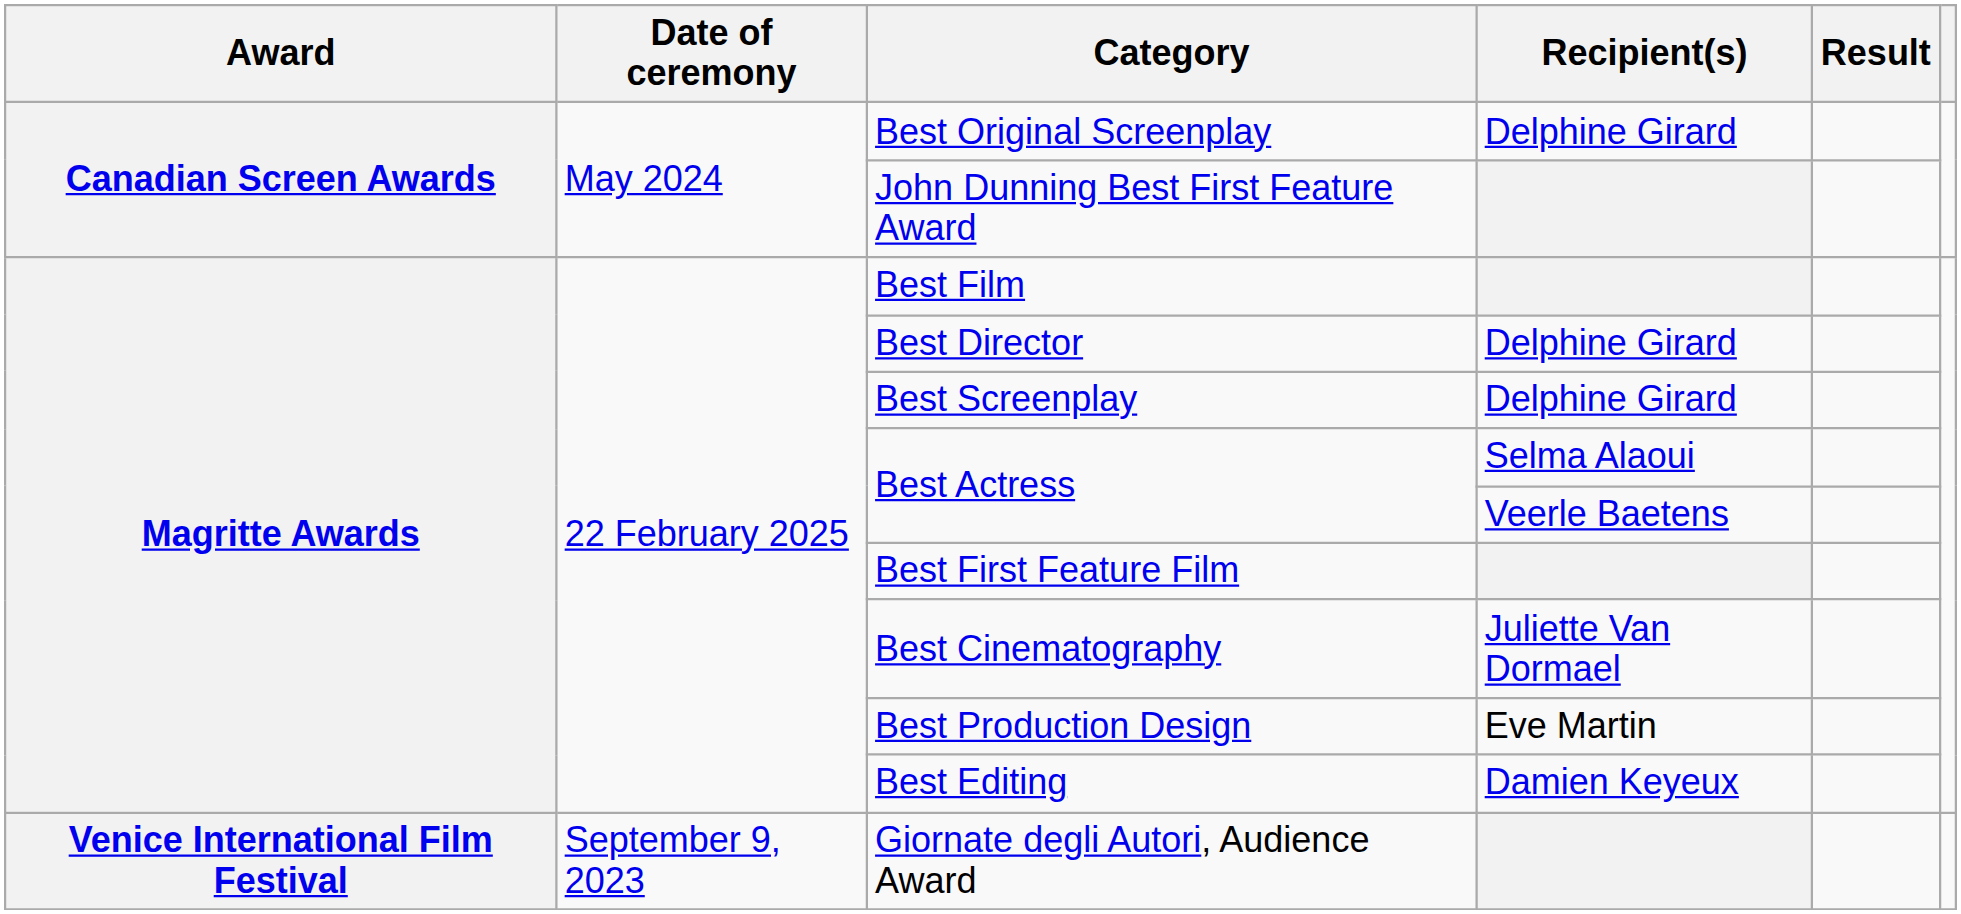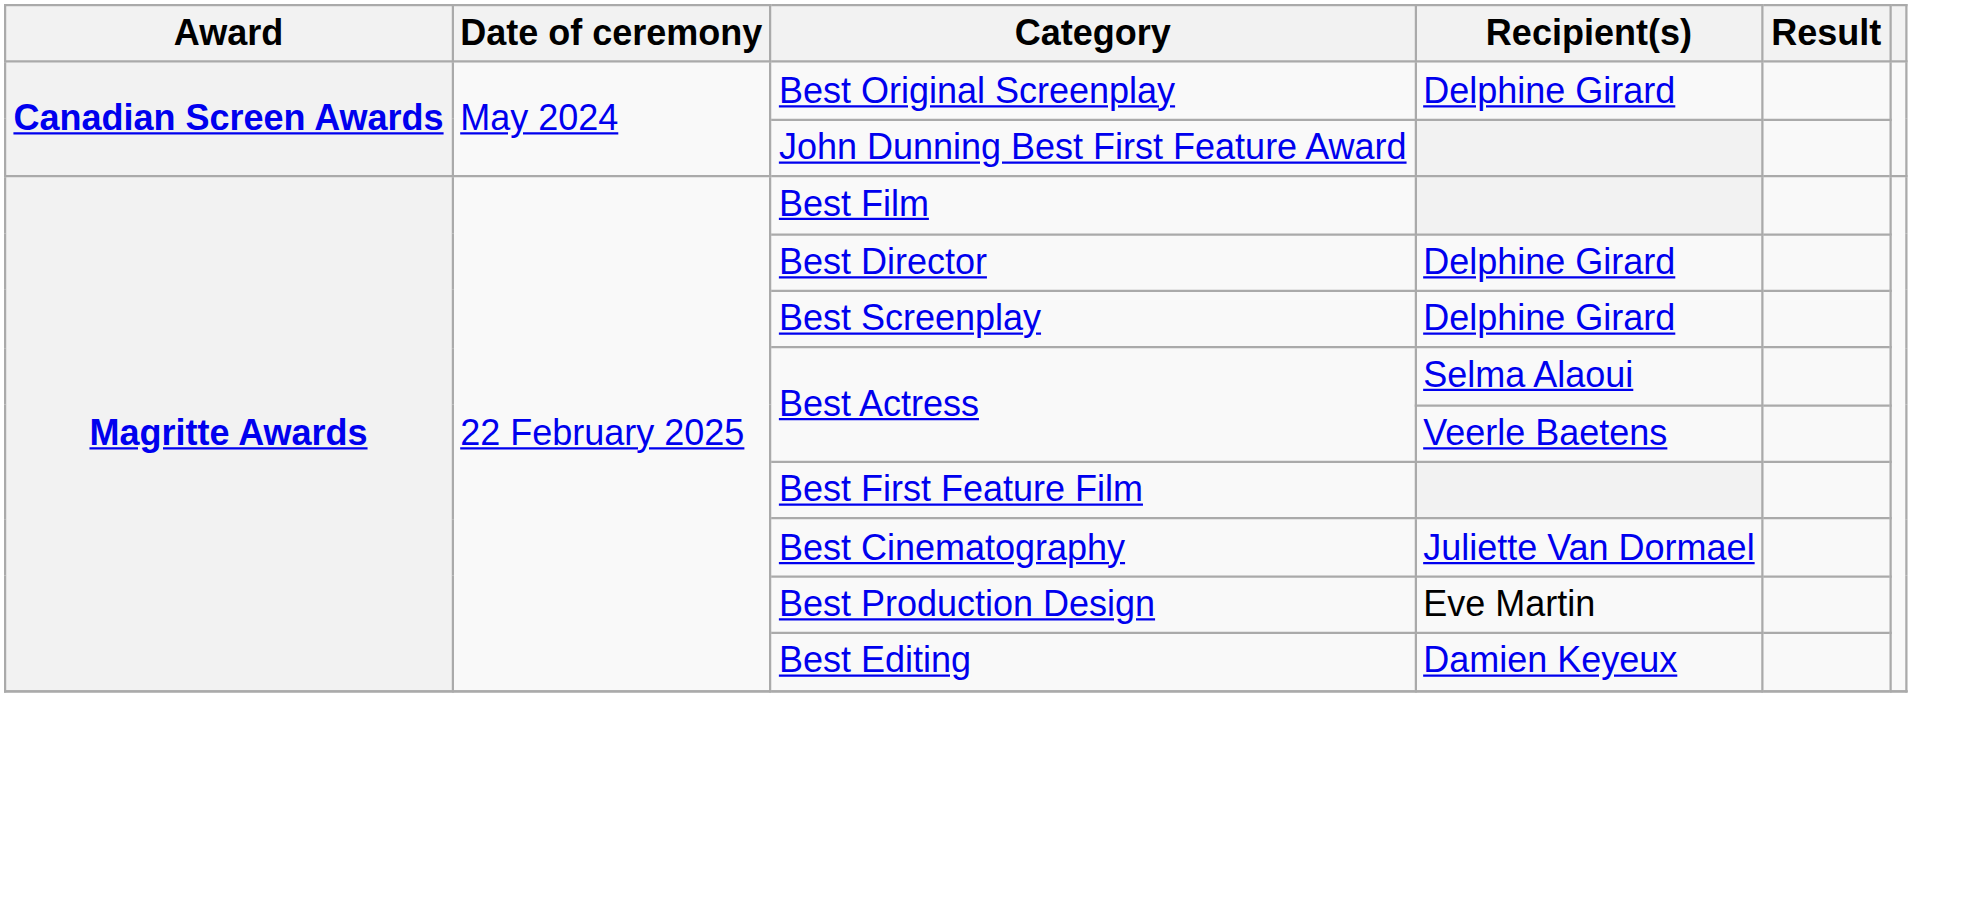- row: (1122, 859)
